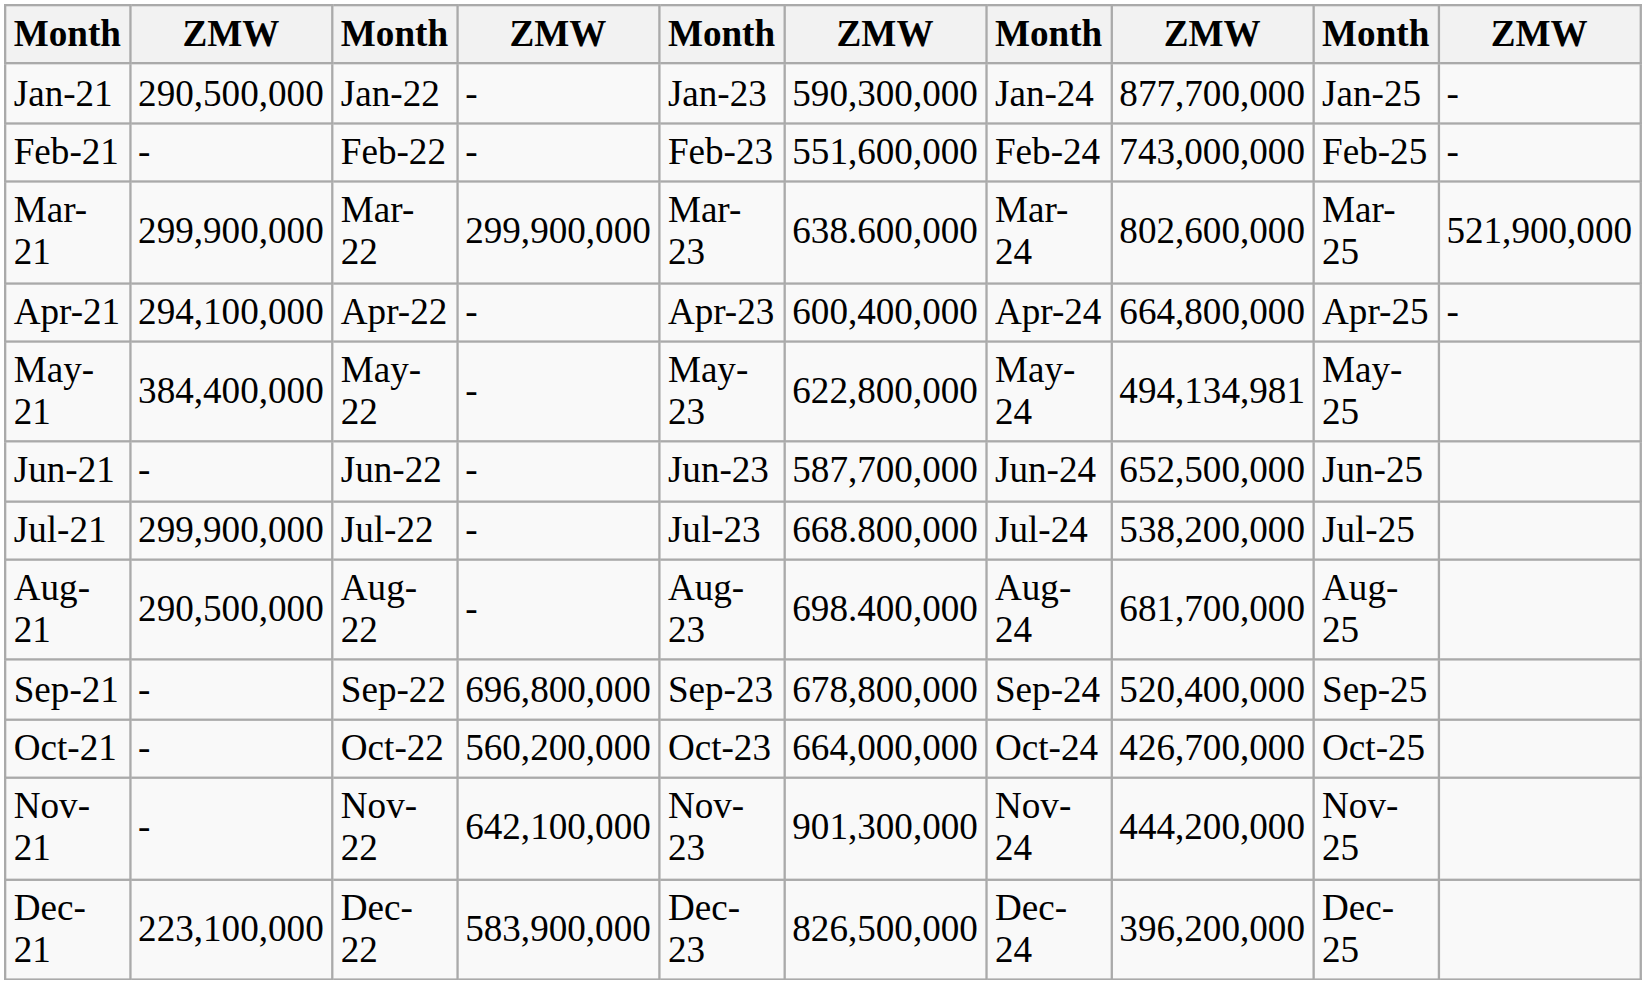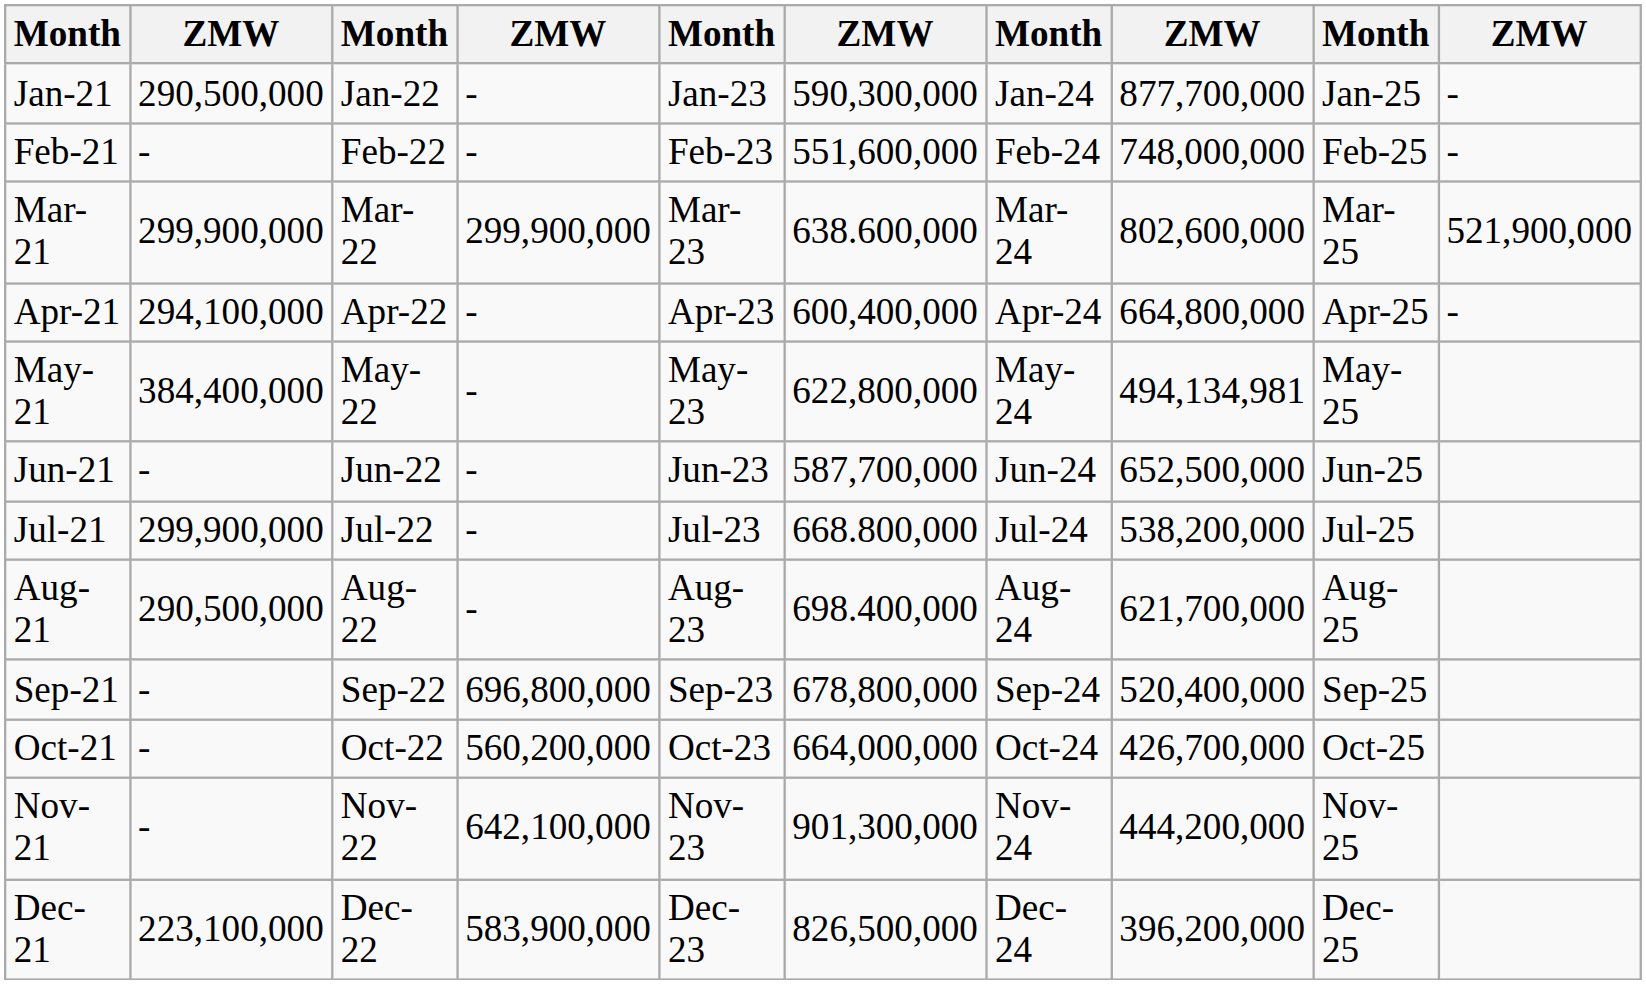(1212, 151) 743,000,000 -> (1212, 151) 748,000,000
(1212, 609) 681,700,000 -> (1212, 609) 621,700,000
